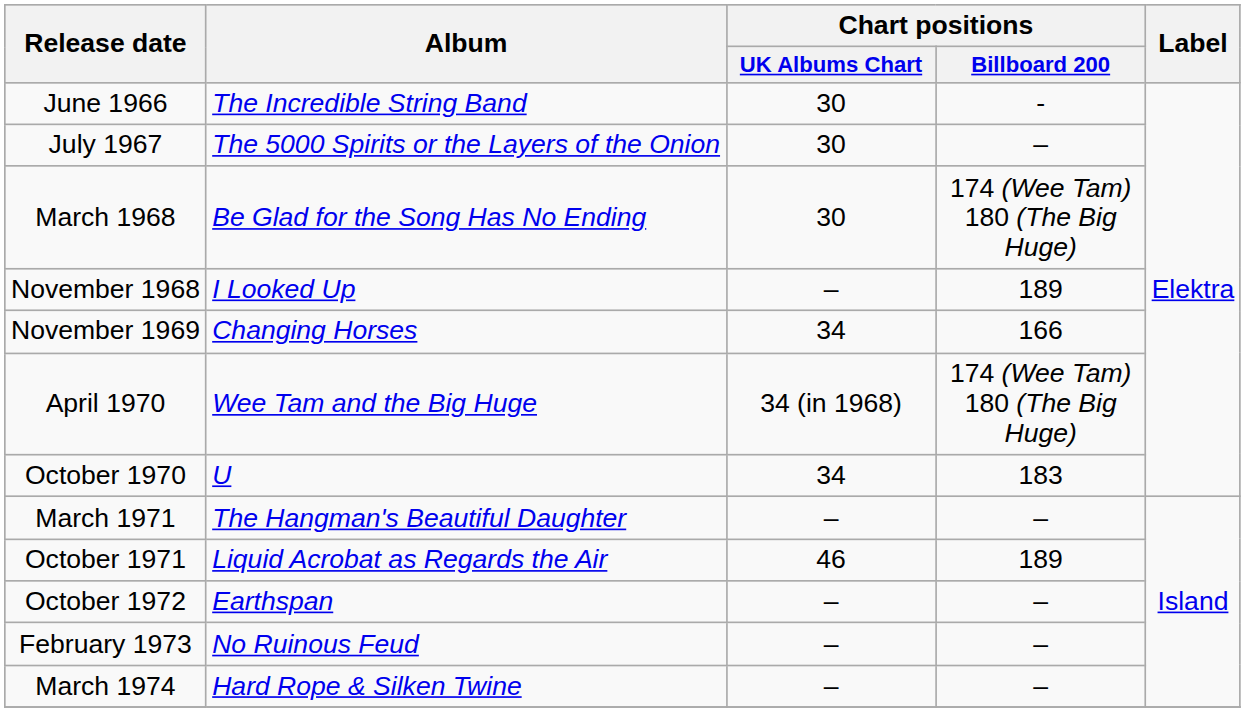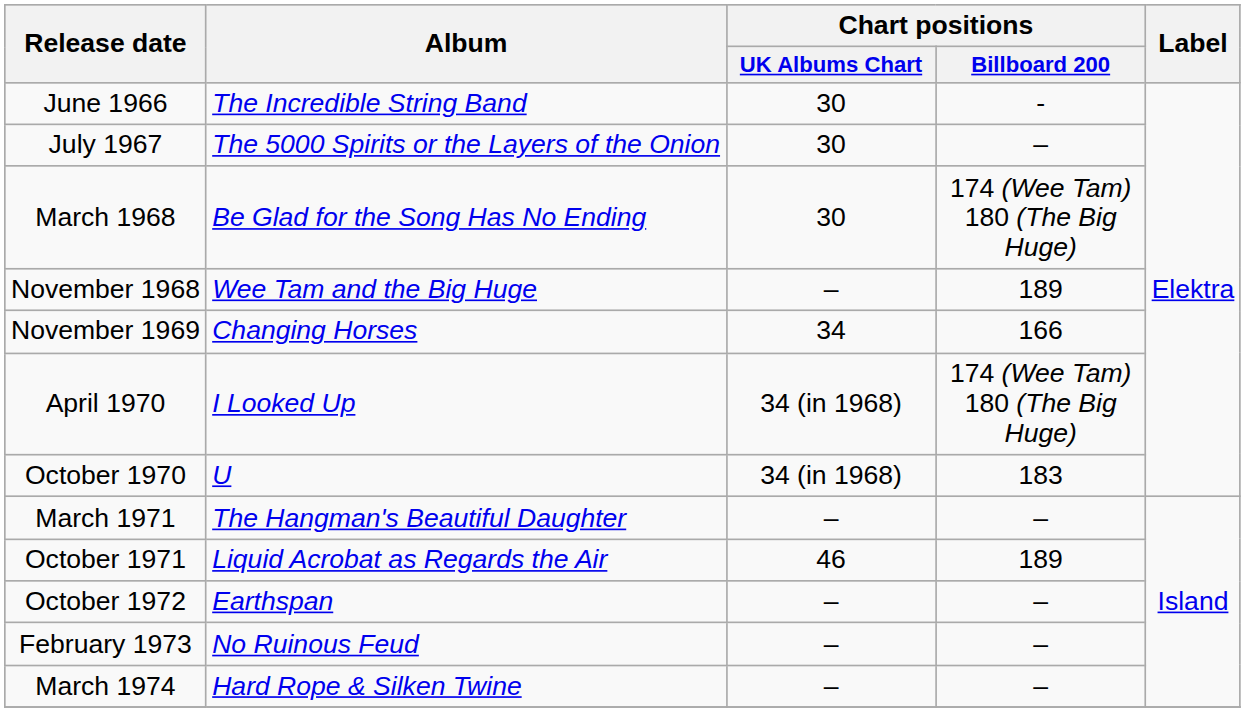(284, 289) I Looked Up -> (375, 289) Wee Tam and the Big Huge
(375, 403) Wee Tam and the Big Huge -> (284, 403) I Looked Up
(831, 475) 34 -> (831, 475) 34 (in 1968)
